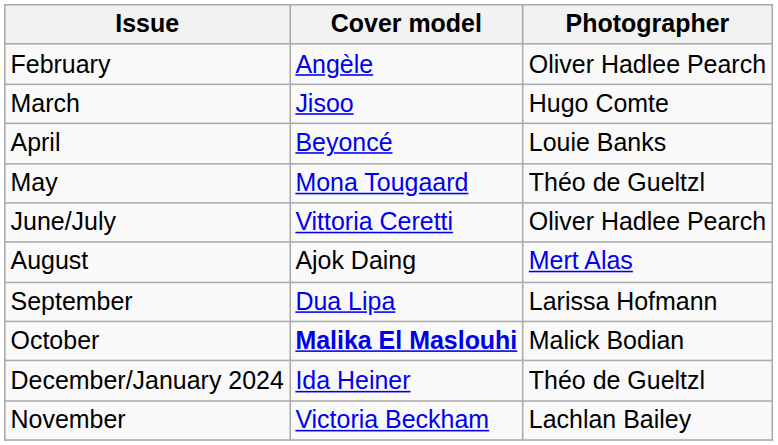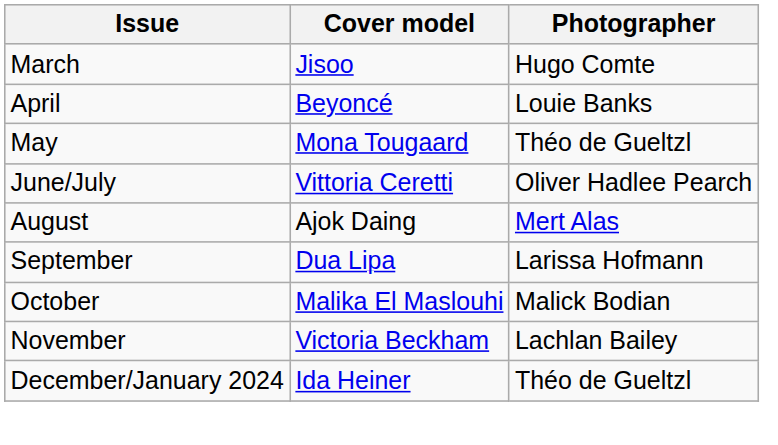- row: (60, 63)
(406, 340) bold -> (399, 301) normal
rows swapped: (68, 420) <-> (147, 380)
